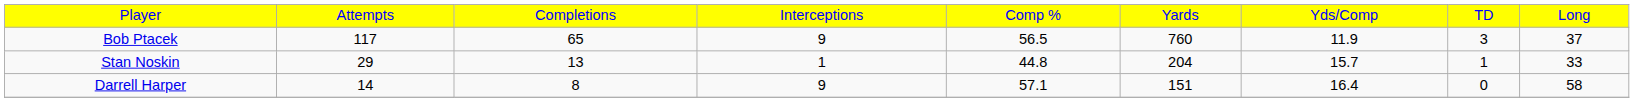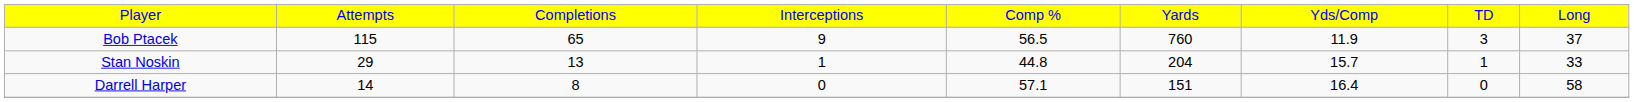(365, 39) 117 -> (365, 39) 115
(822, 85) 9 -> (822, 85) 0
